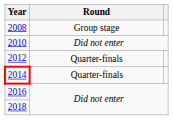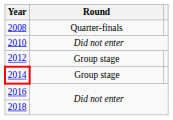(97, 28) Group stage -> (97, 28) Quarter-finals
(97, 59) Quarter-finals -> (97, 59) Group stage
(97, 75) Quarter-finals -> (97, 75) Group stage
